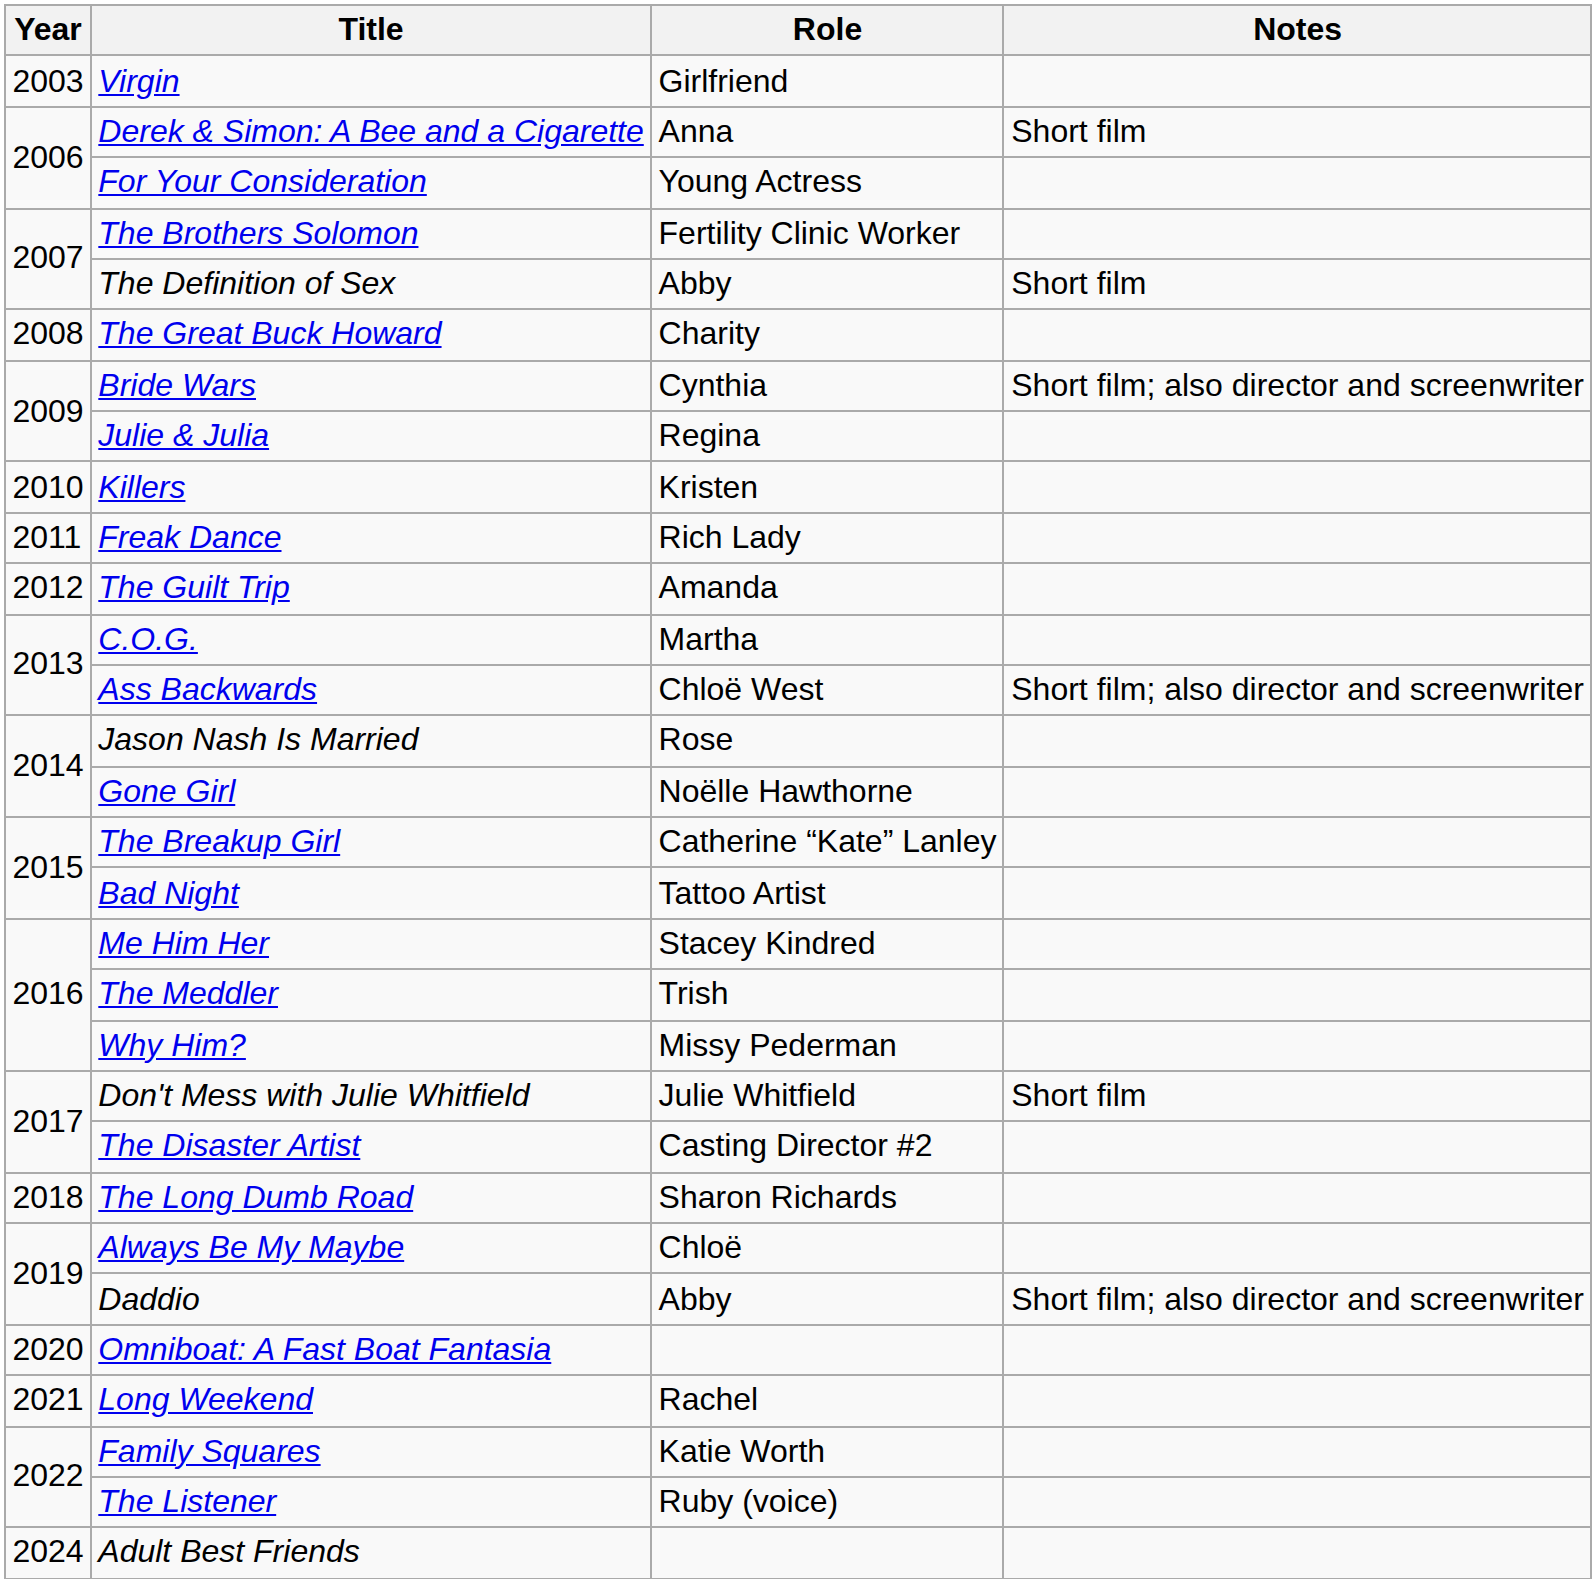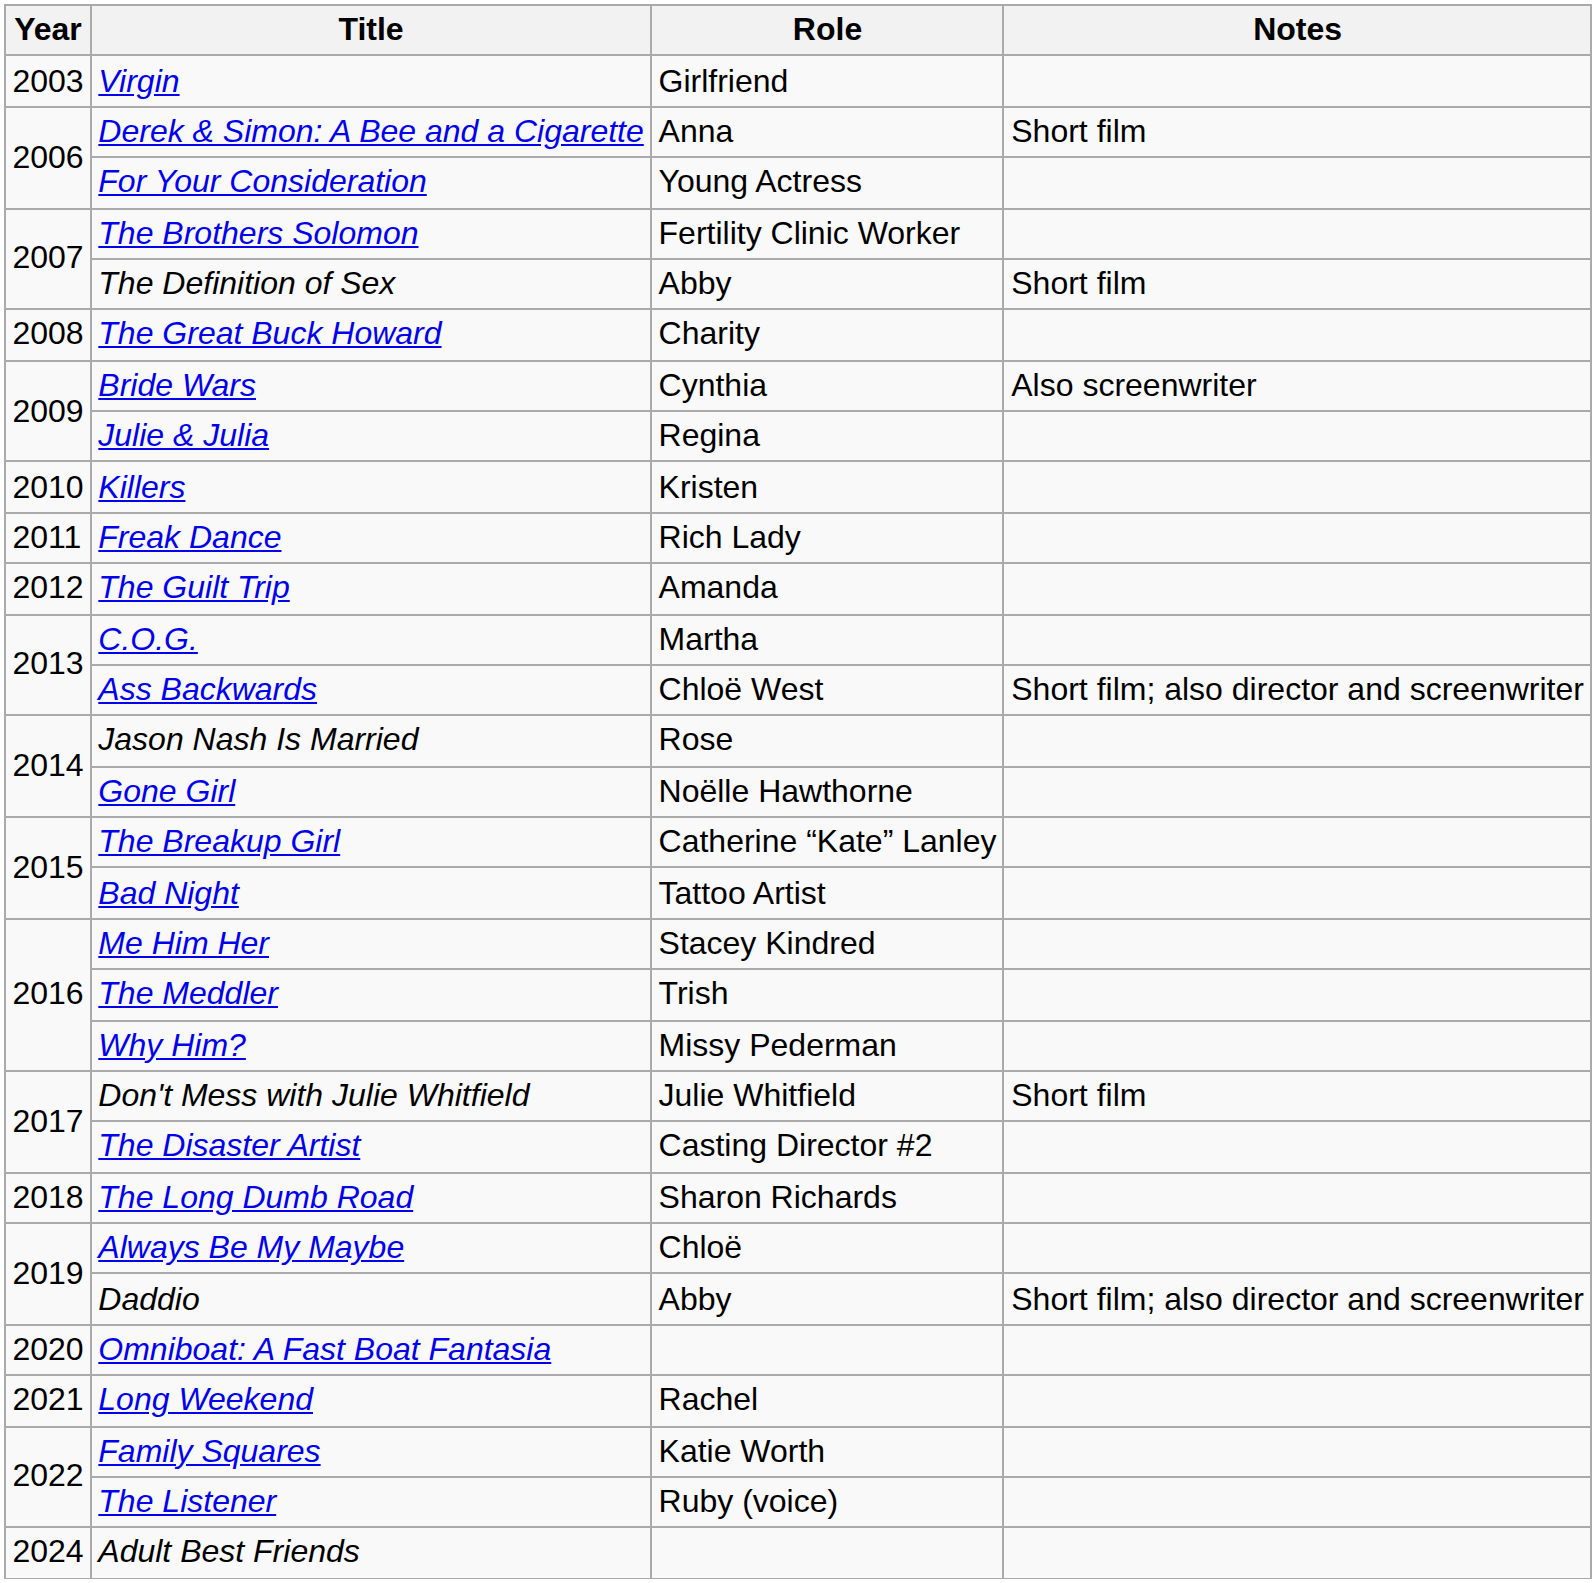(1298, 385) Short film; also director and screenwriter -> (1134, 385) Also screenwriter
